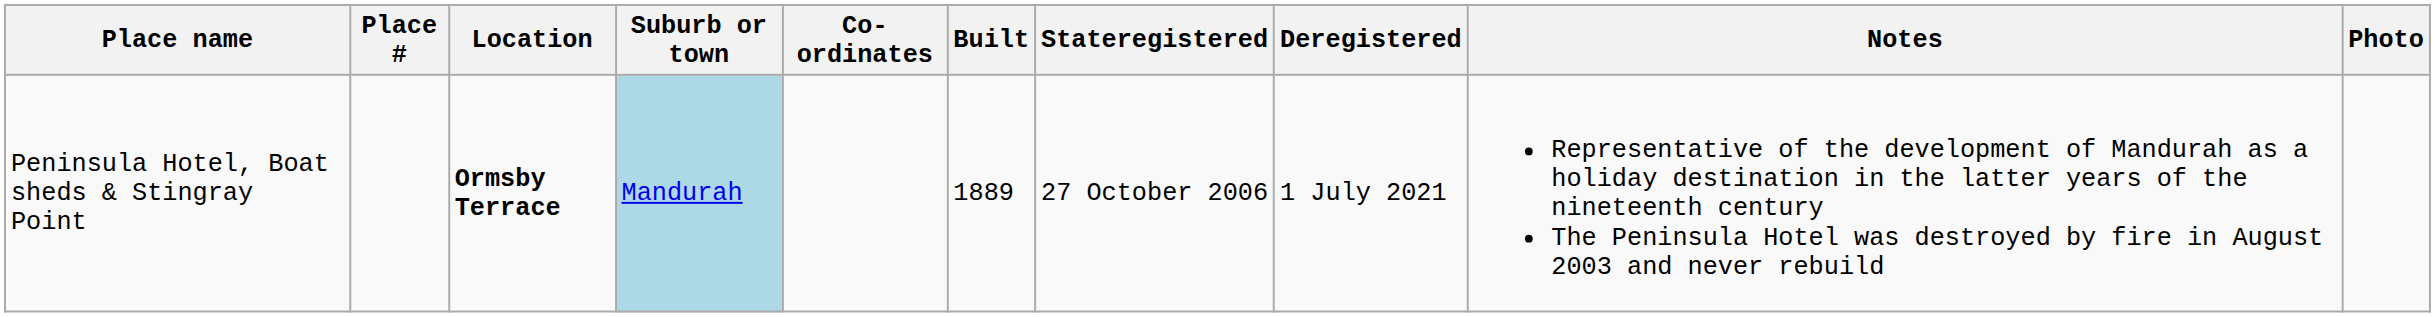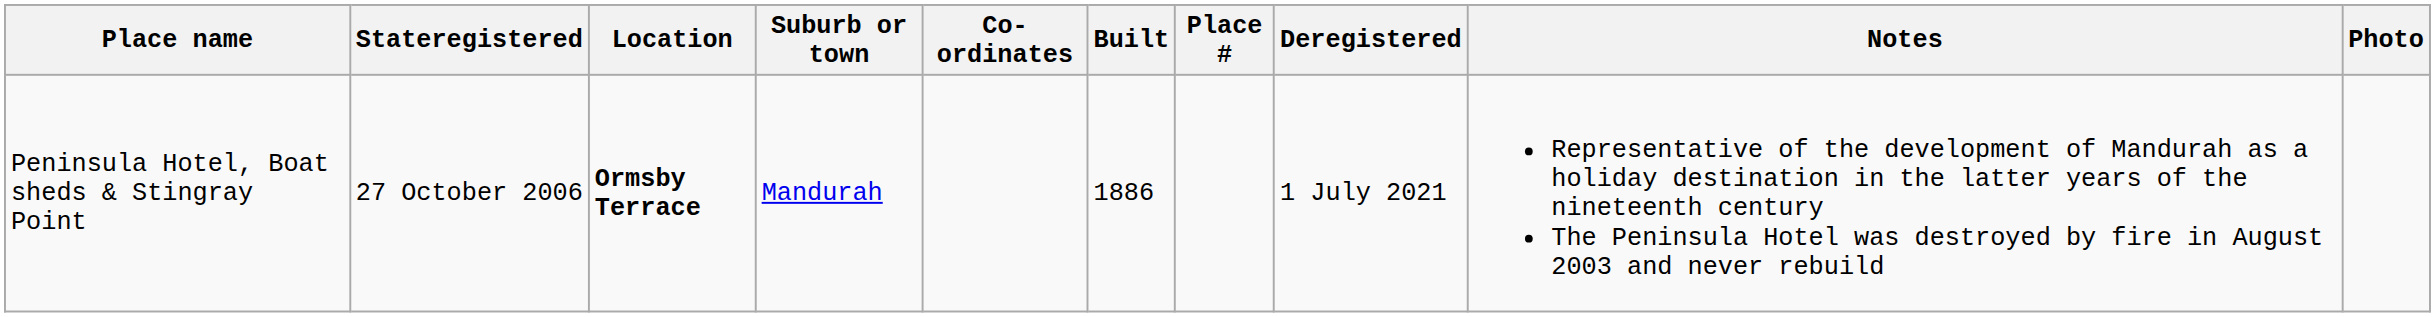columns swapped: (399, 40) <-> (1155, 40)
(682, 194) lightblue background -> (822, 194) no background
(984, 194) 1889 -> (1124, 194) 1886
